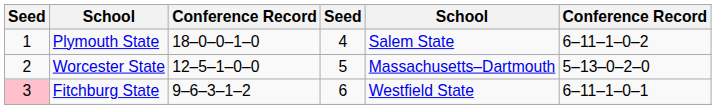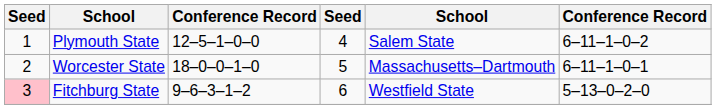(216, 41) 18–0–0–1–0 -> (216, 41) 12–5–1–0–0
(216, 66) 12–5–1–0–0 -> (216, 66) 18–0–0–1–0
(606, 66) 5–13–0–2–0 -> (606, 66) 6–11–1–0–1
(606, 91) 6–11–1–0–1 -> (606, 91) 5–13–0–2–0
